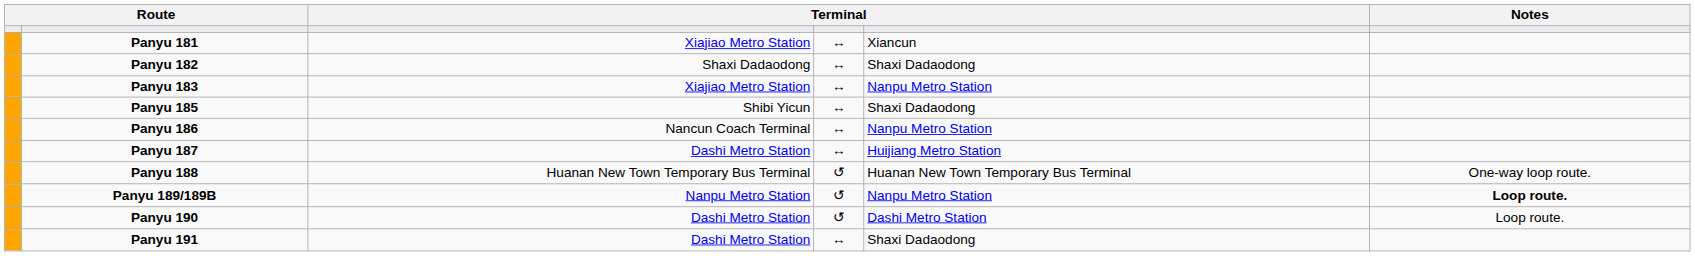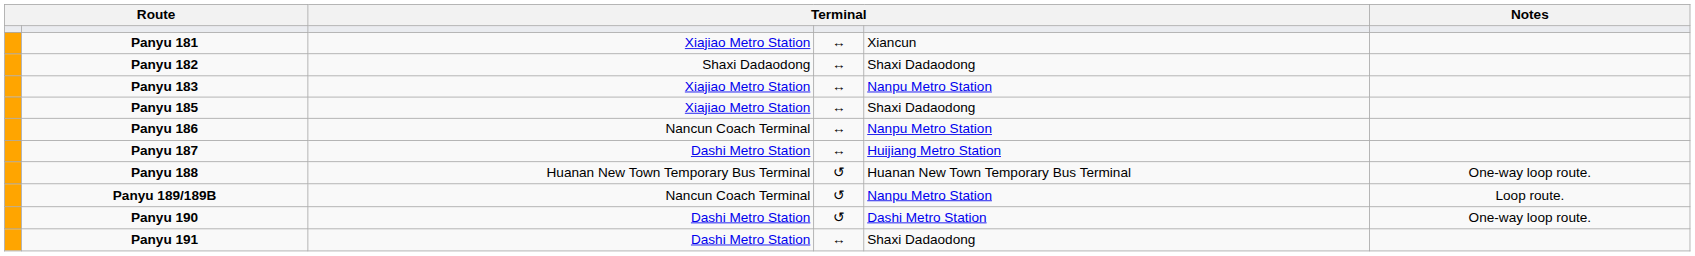(777, 107) Shibi Yicun -> (748, 107) Xiajiao Metro Station
(748, 195) Nanpu Metro Station -> (738, 195) Nancun Coach Terminal
(1530, 195) bold -> (1530, 195) normal
(1530, 217) Loop route. -> (1530, 217) One-way loop route.
